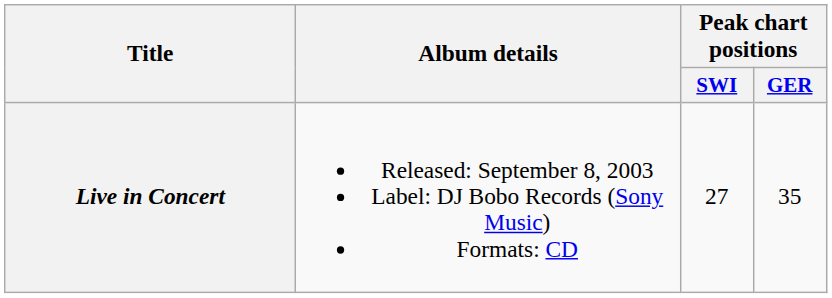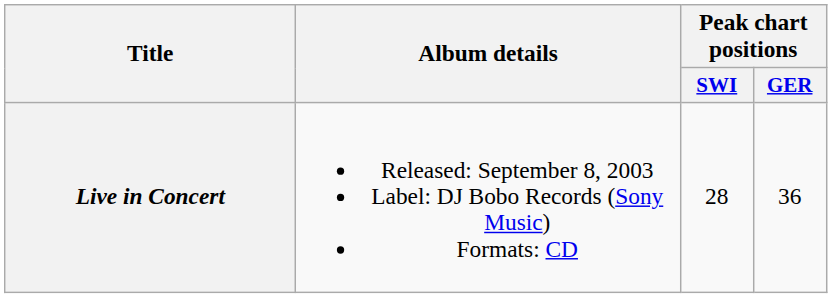(717, 196) 27 -> (717, 196) 28
(790, 196) 35 -> (790, 196) 36
